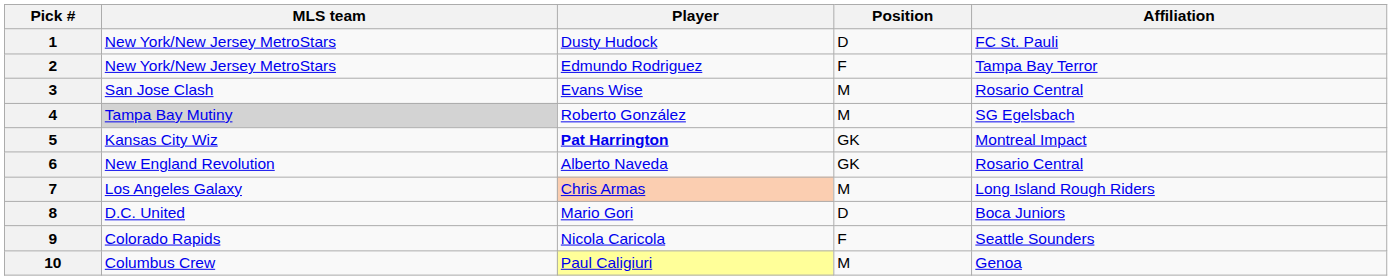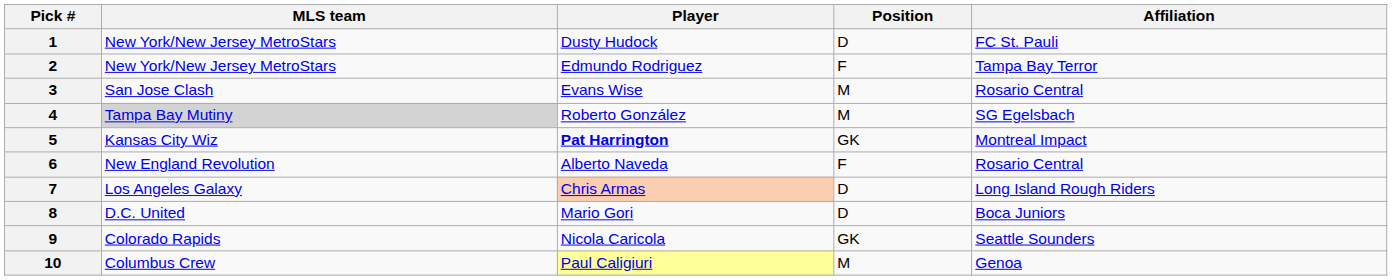(848, 164) GK -> (842, 164) F
(844, 189) M -> (843, 189) D
(842, 238) F -> (848, 238) GK
